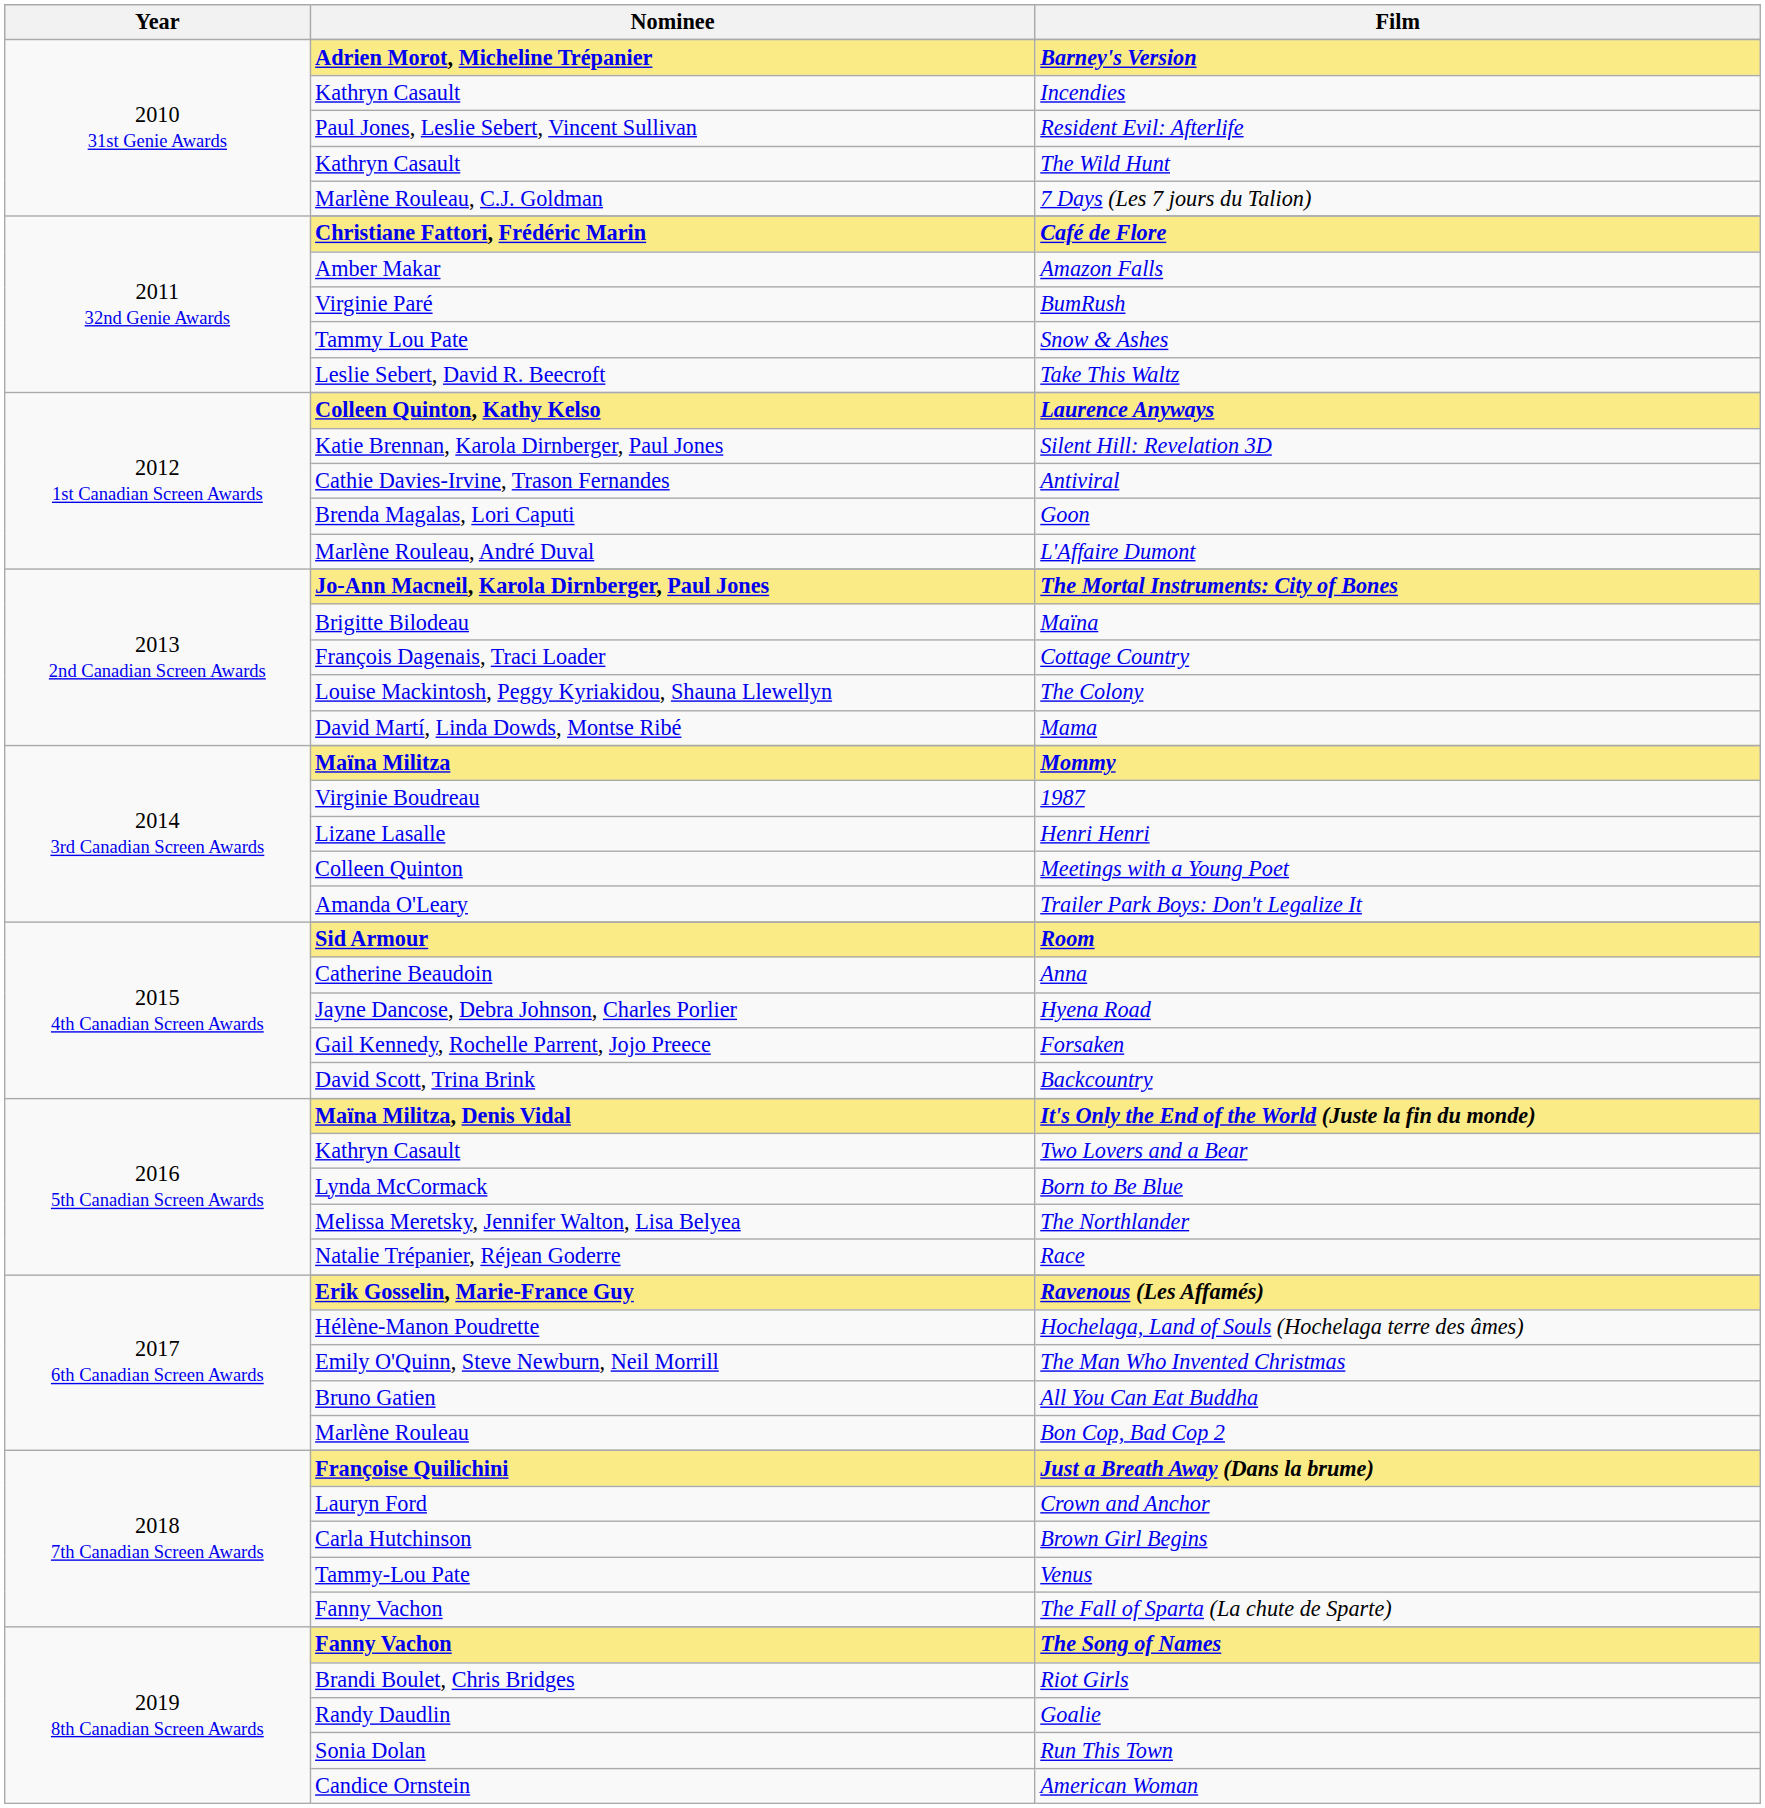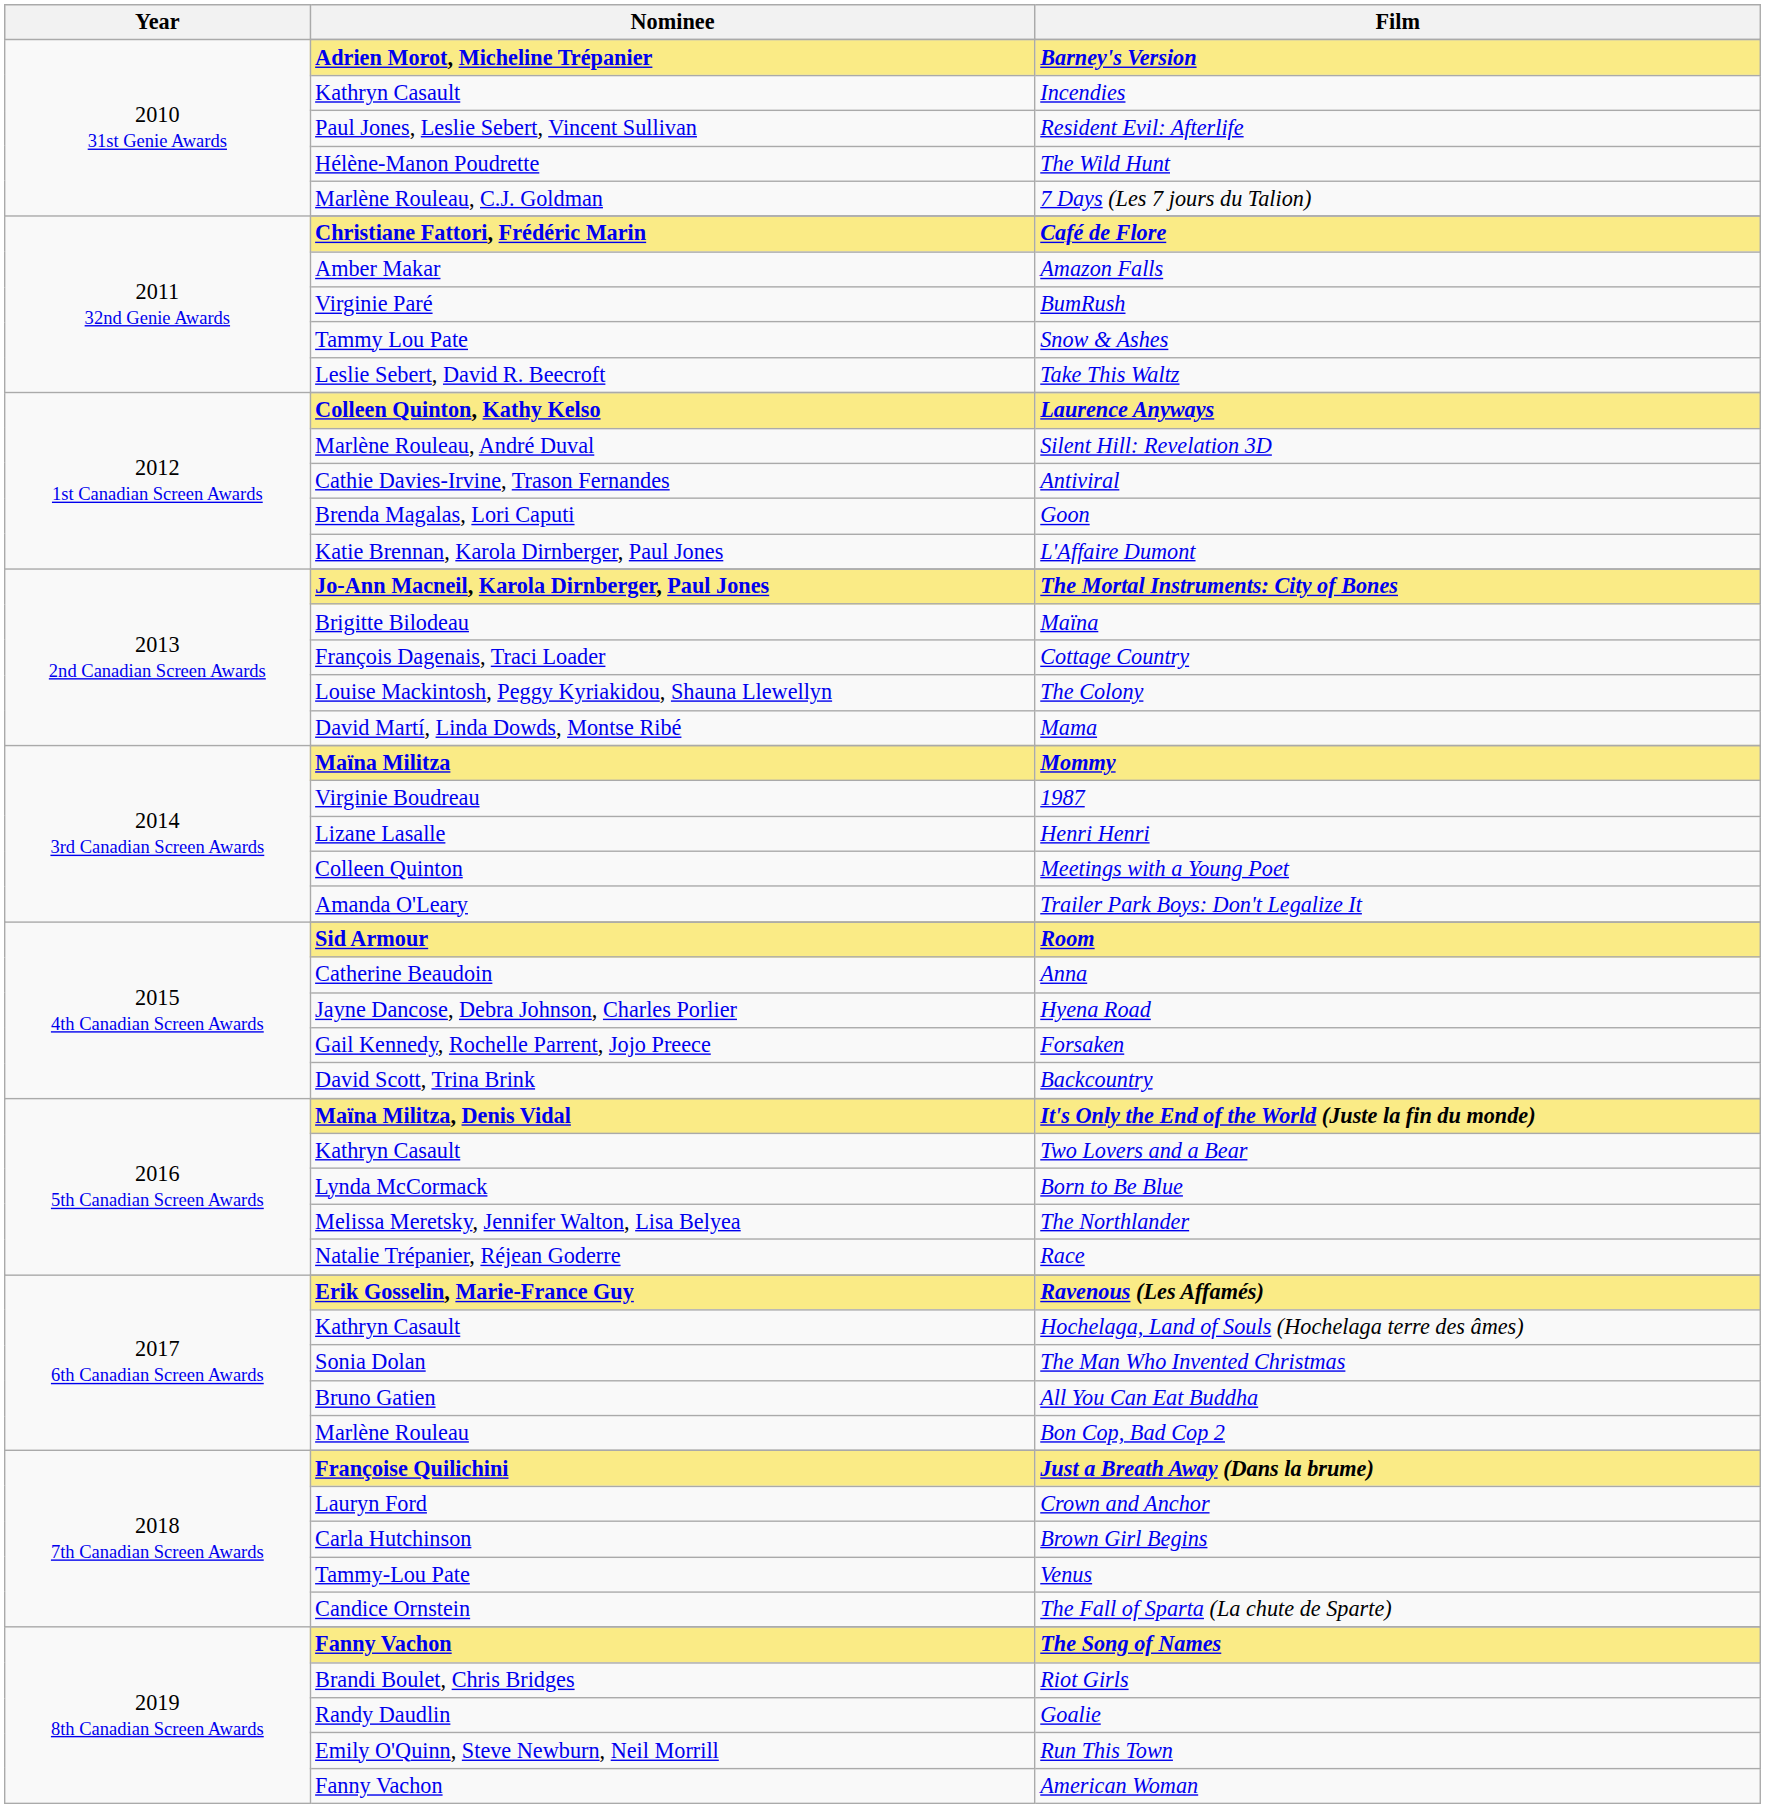(388, 163) Kathryn Casault -> (427, 163) Hélène-Manon Poudrette
(519, 445) Katie Brennan, Karola Dirnberger, Paul Jones -> (455, 445) Marlène Rouleau, André Duval
(455, 551) Marlène Rouleau, André Duval -> (519, 551) Katie Brennan, Karola Dirnberger, Paul Jones
(427, 1327) Hélène-Manon Poudrette -> (388, 1327) Kathryn Casault
(517, 1362) Emily O'Quinn, Steve Newburn, Neil Morrill -> (370, 1362) Sonia Dolan
(379, 1609) Fanny Vachon -> (393, 1609) Candice Ornstein
(370, 1750) Sonia Dolan -> (517, 1750) Emily O'Quinn, Steve Newburn, Neil Morrill
(393, 1785) Candice Ornstein -> (379, 1785) Fanny Vachon
